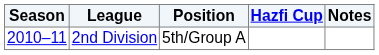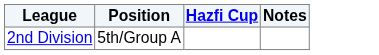- column: (37, 15)
